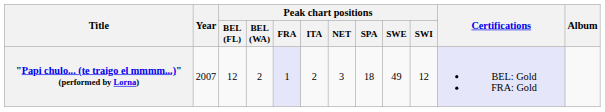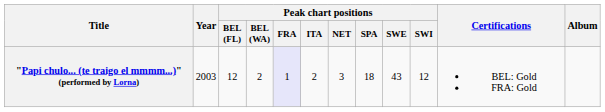(206, 76) 2007 -> (206, 76) 2003
(396, 76) 49 -> (396, 76) 43
(501, 82) lavender background -> (501, 82) no background
